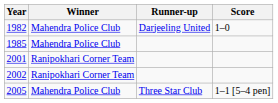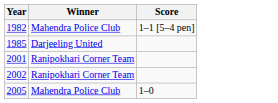- column: (175, 12)
(222, 28) 1–0 -> (167, 28) 1–1 [5–4 pen]
(76, 43) Mahendra Police Club -> (67, 43) Darjeeling United
(243, 91) 1–1 [5–4 pen] -> (146, 91) 1–0
